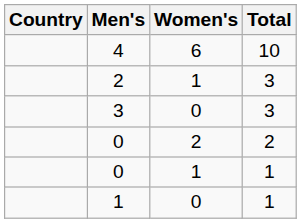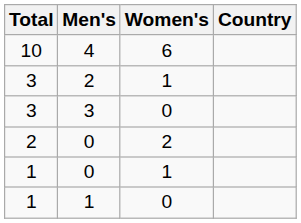columns swapped: (46, 19) <-> (269, 19)
